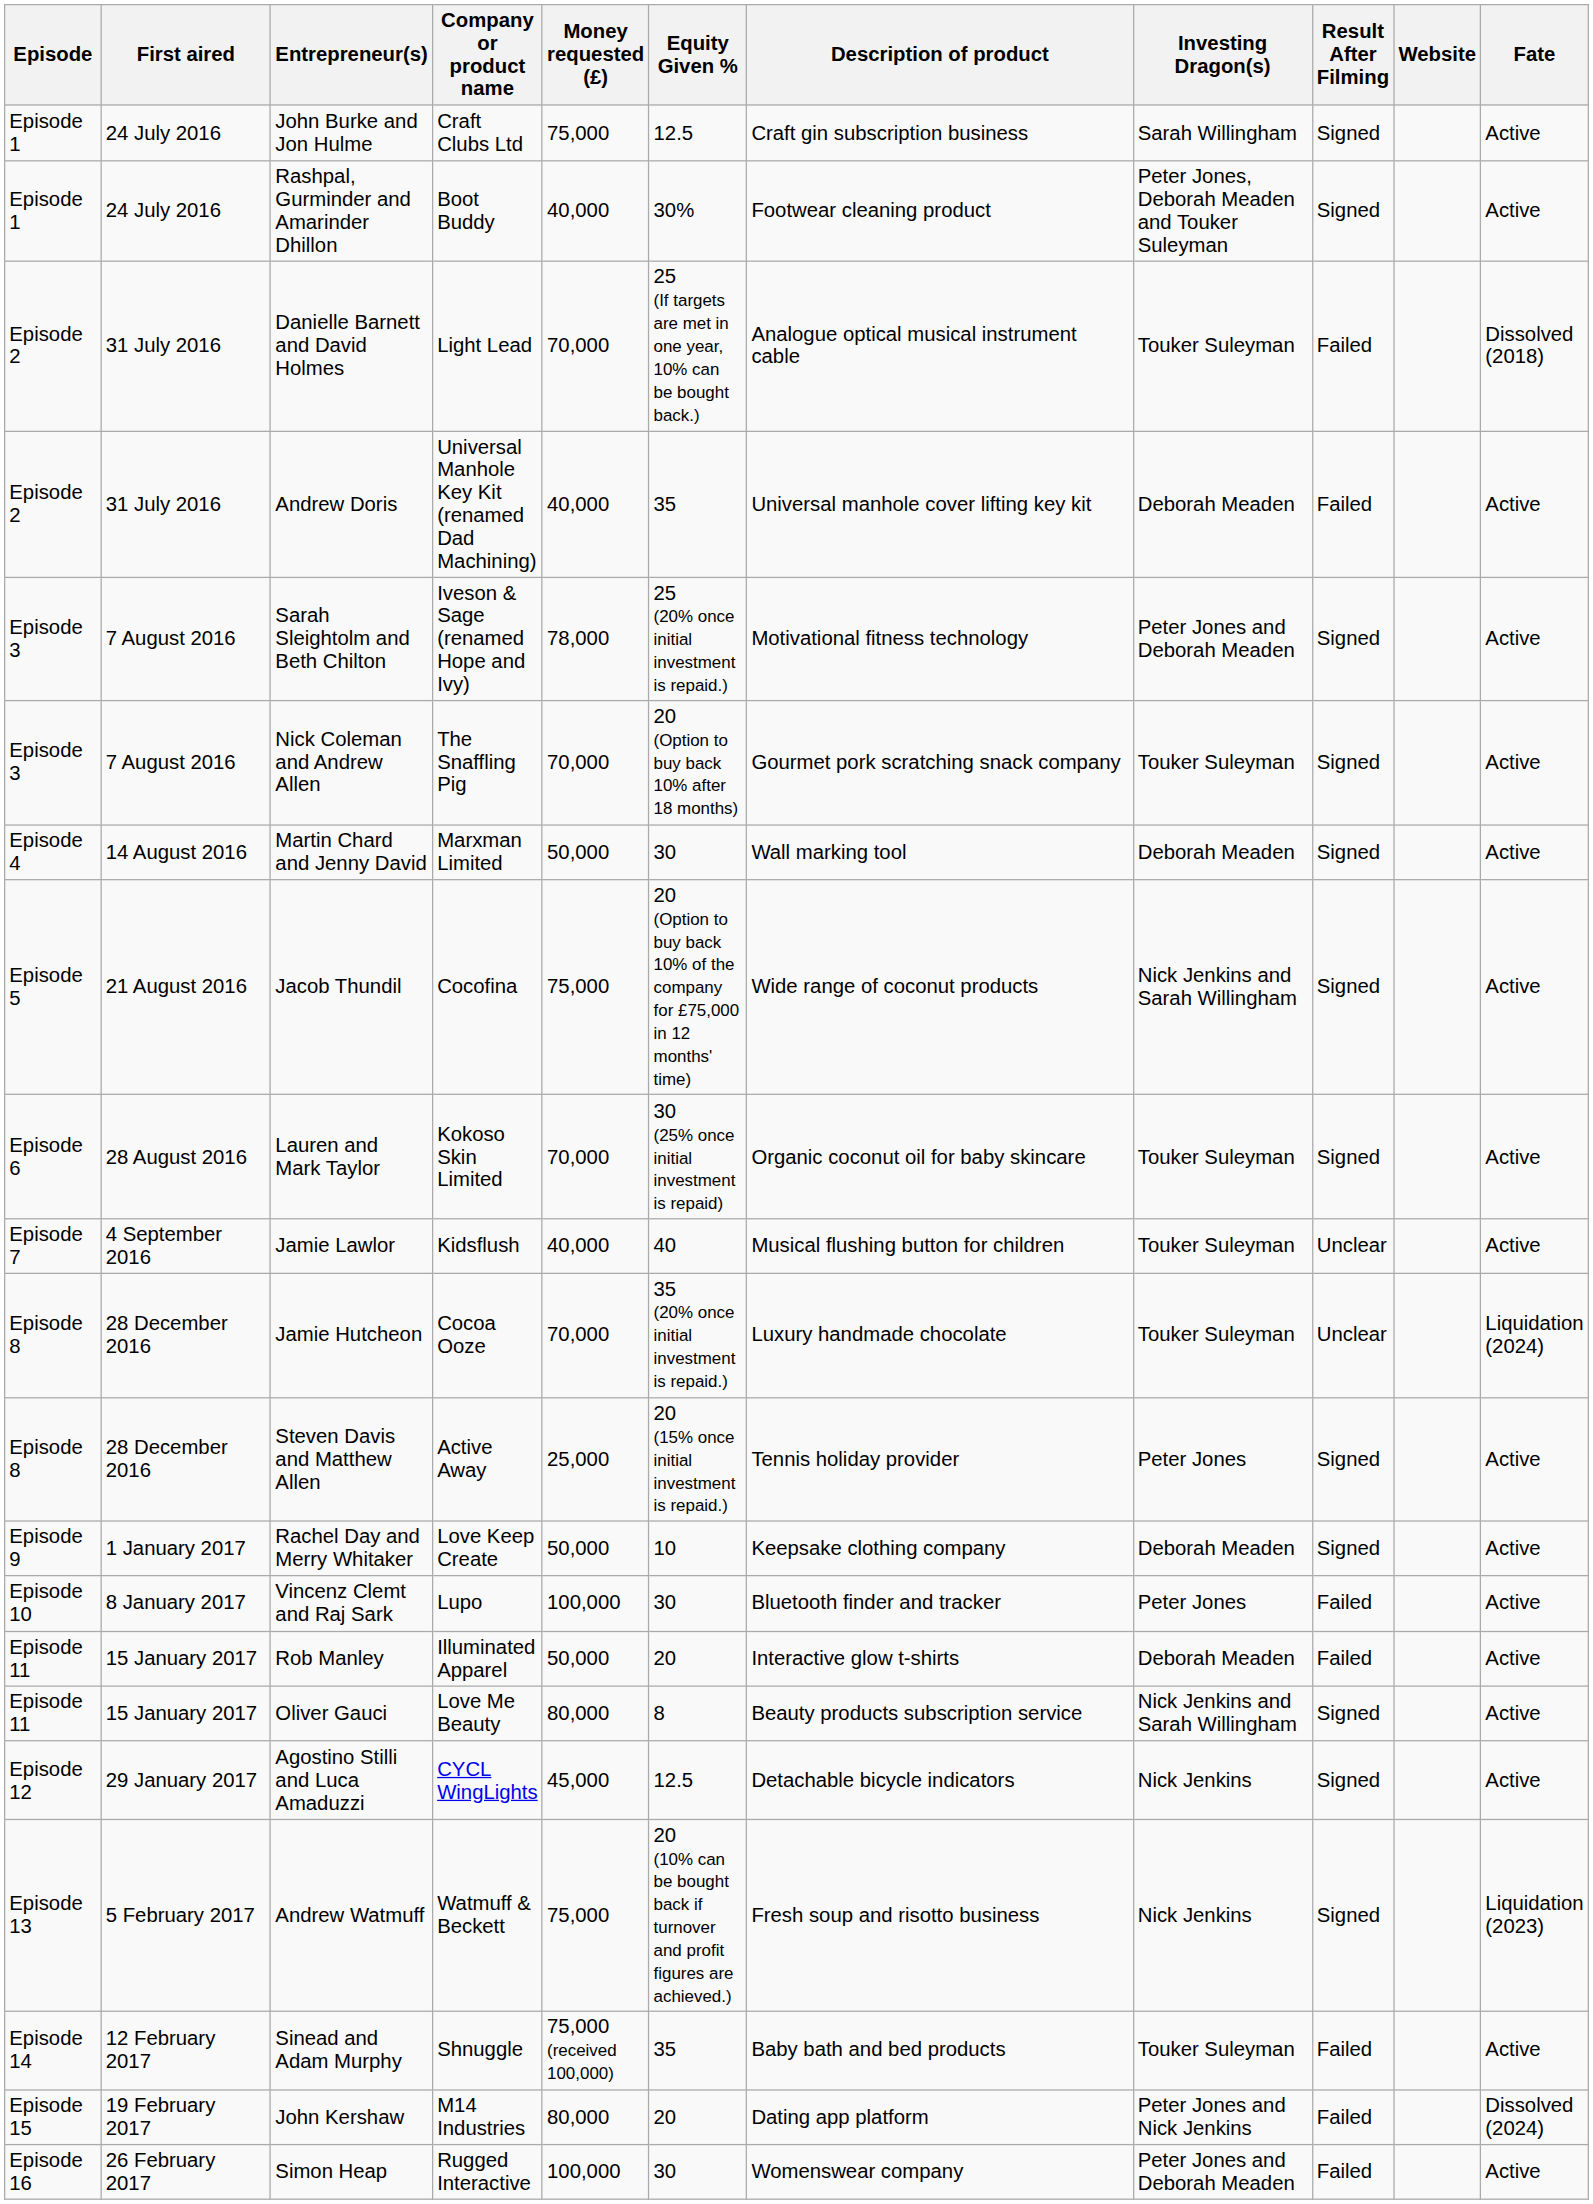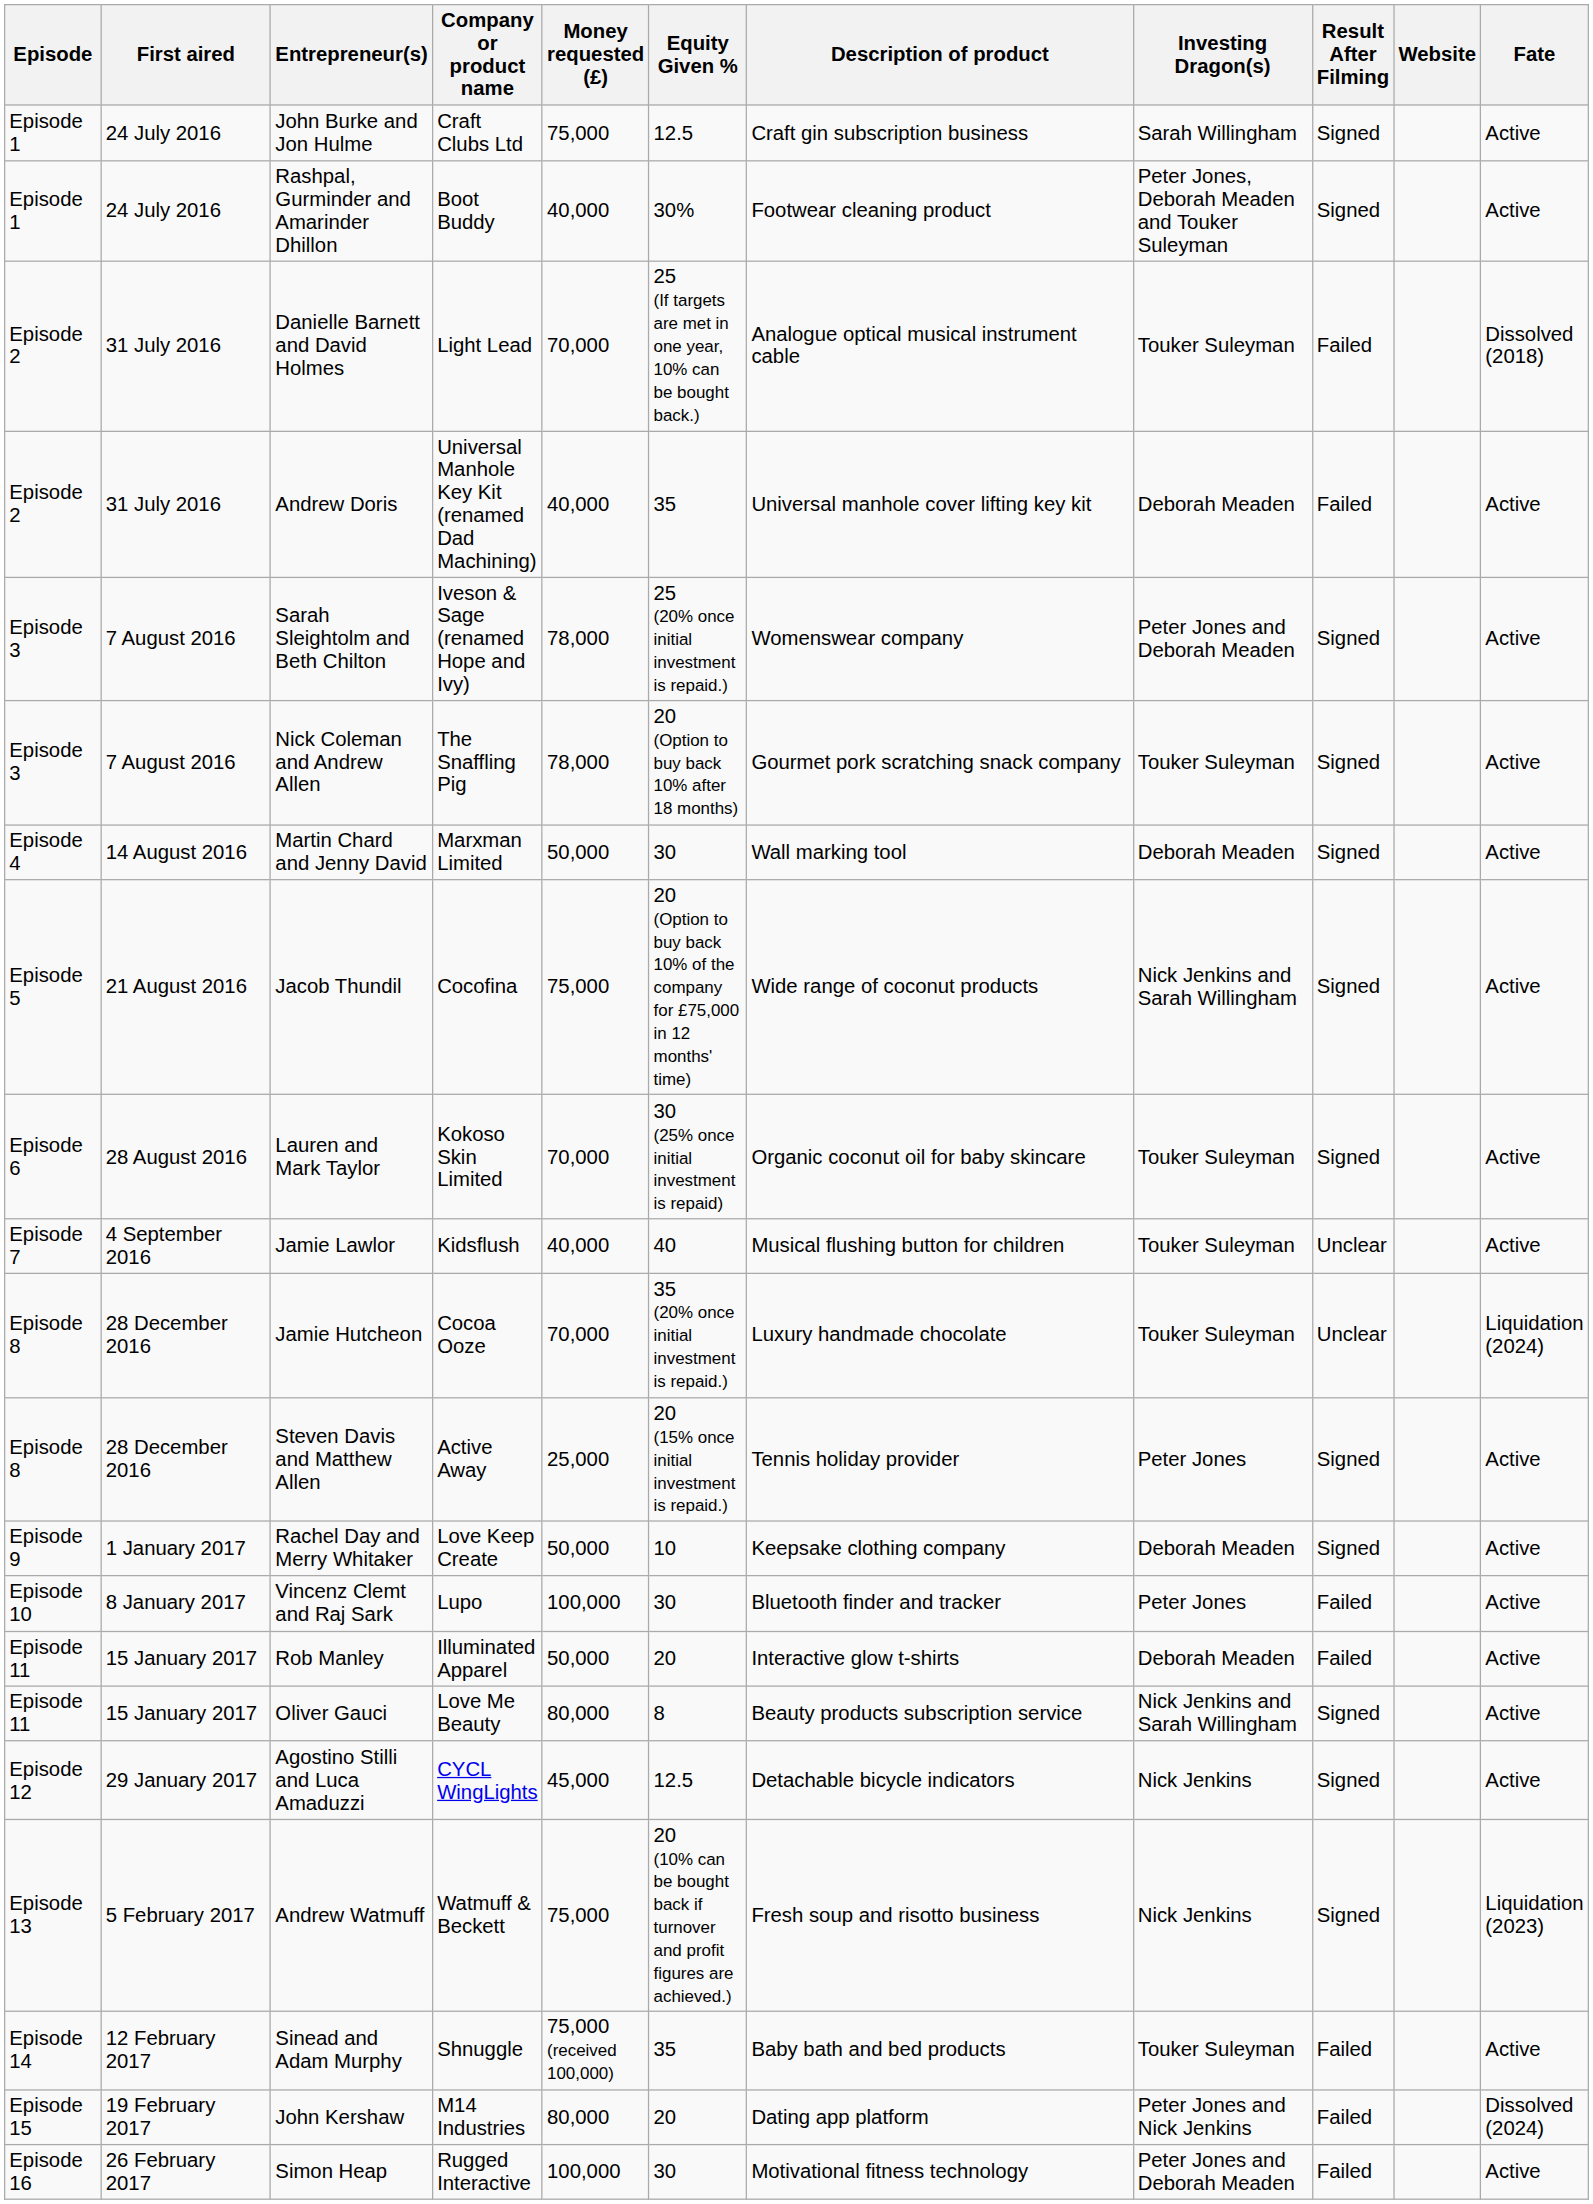(890, 638) Motivational fitness technology -> (857, 638) Womenswear company
(578, 762) 70,000 -> (578, 762) 78,000
(857, 2171) Womenswear company -> (890, 2171) Motivational fitness technology
